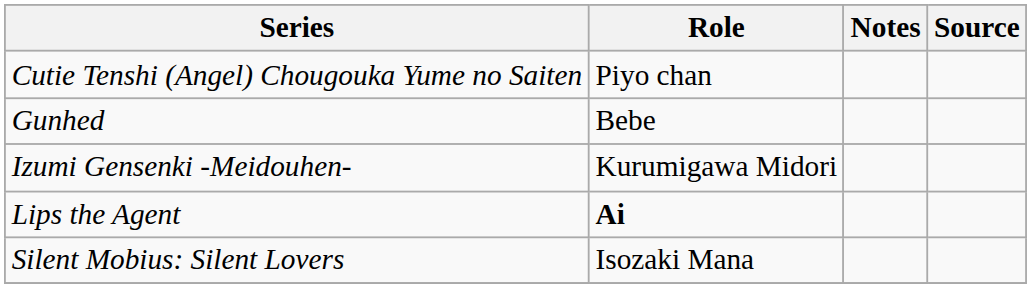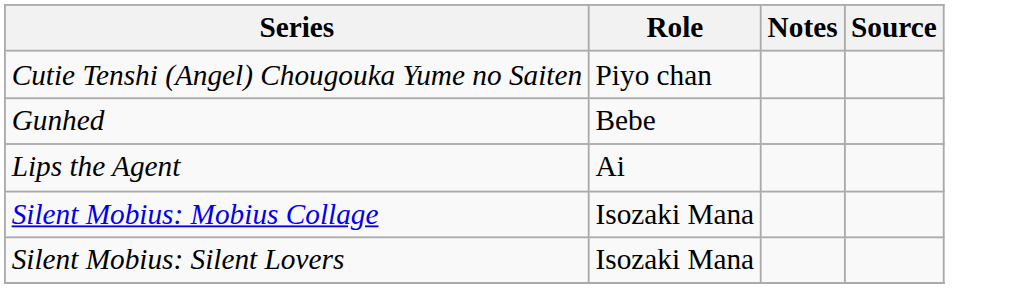- row: (182, 167)
(610, 213) bold -> (610, 167) normal
+ row: (195, 213)
